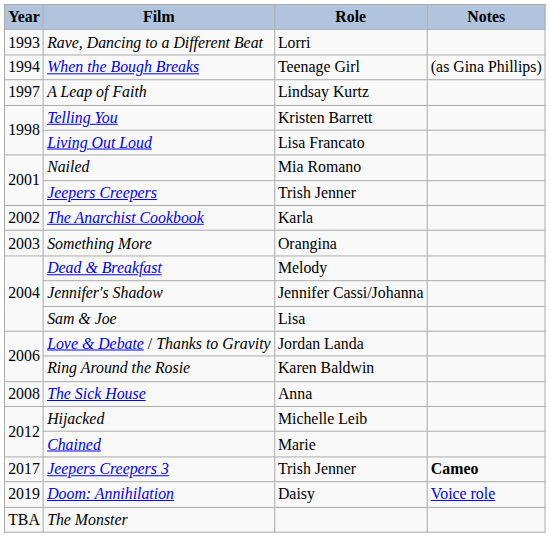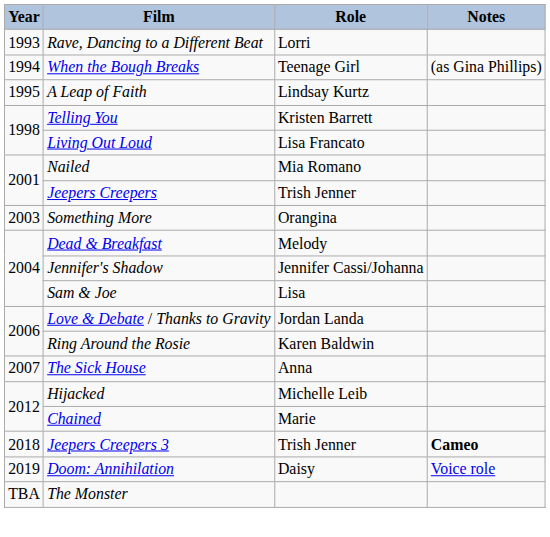(24, 92) 1997 -> (24, 92) 1995
- row: (125, 218)
(24, 393) 2008 -> (24, 368) 2007
(24, 469) 2017 -> (24, 444) 2018
